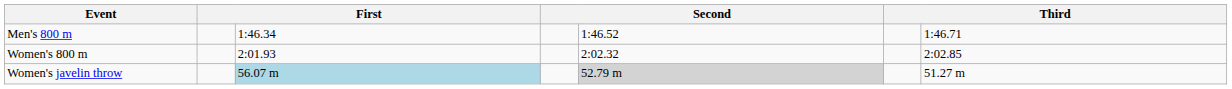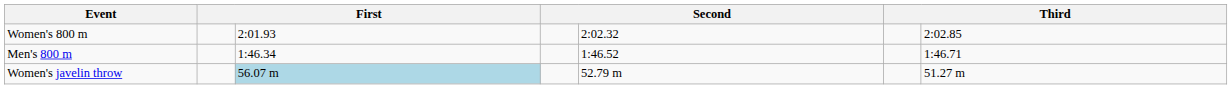rows swapped: (40, 34) <-> (47, 53)
(601, 73) lightgrey background -> (601, 73) no background
